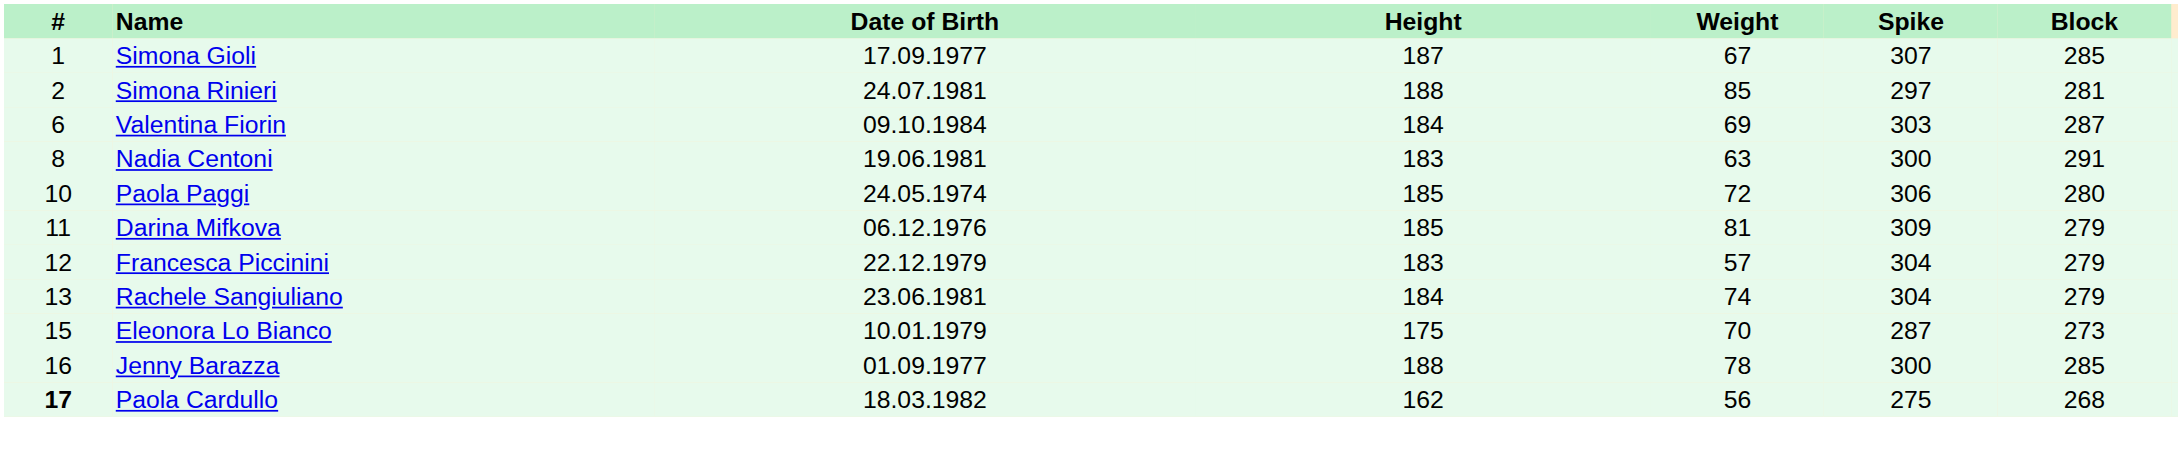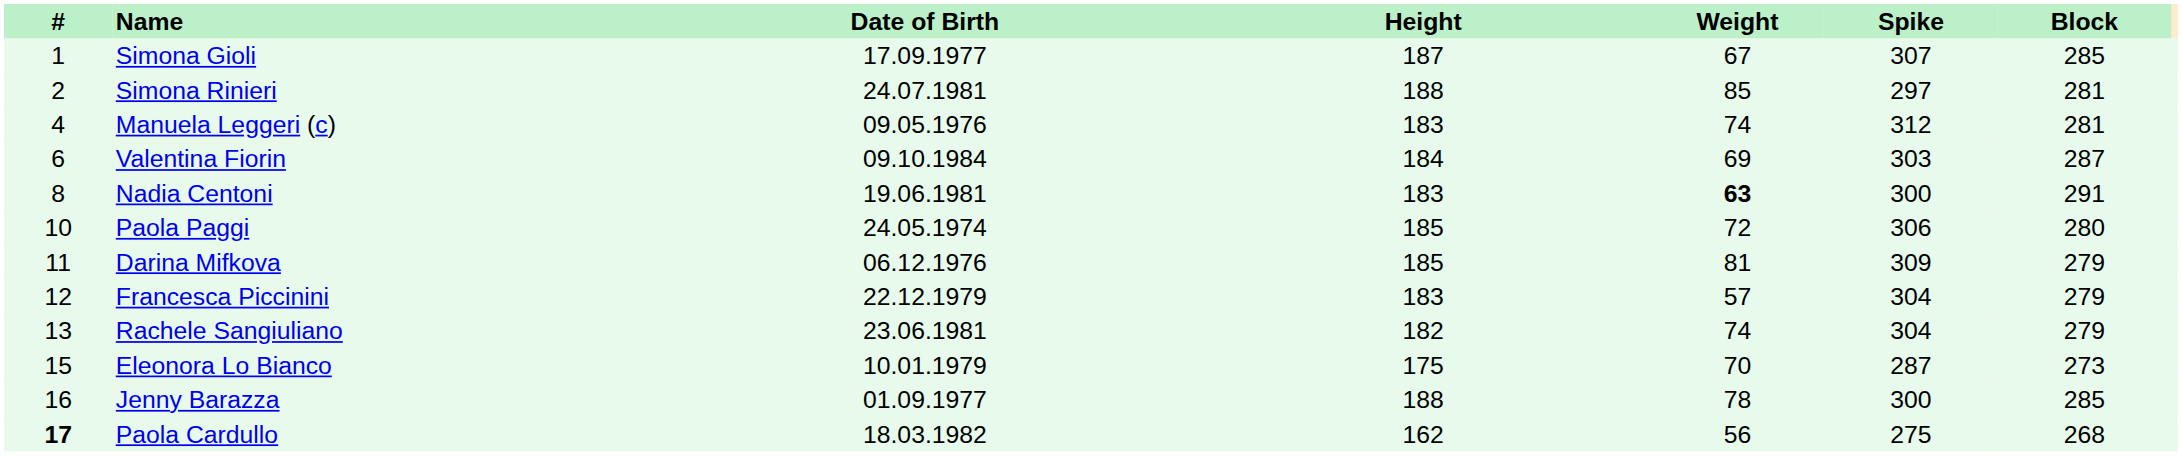+ row: (226, 124)
(1737, 159) normal -> (1737, 193) bold
(1423, 296) 184 -> (1423, 331) 182
